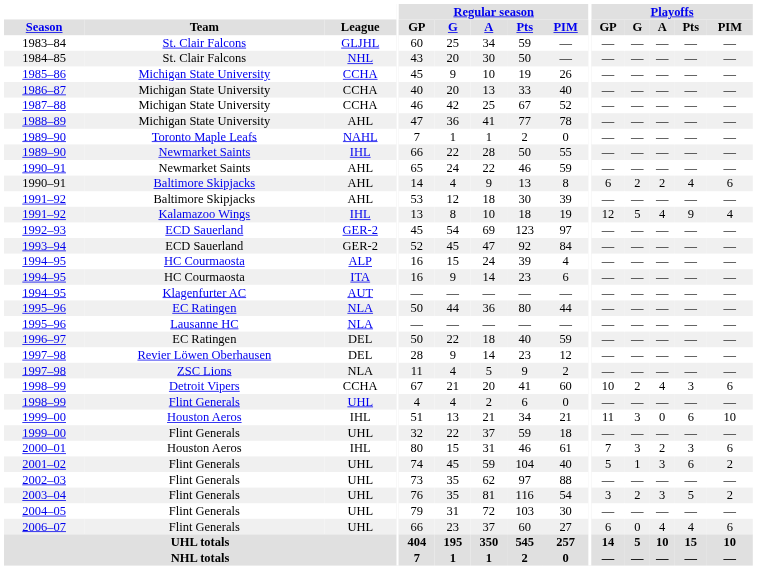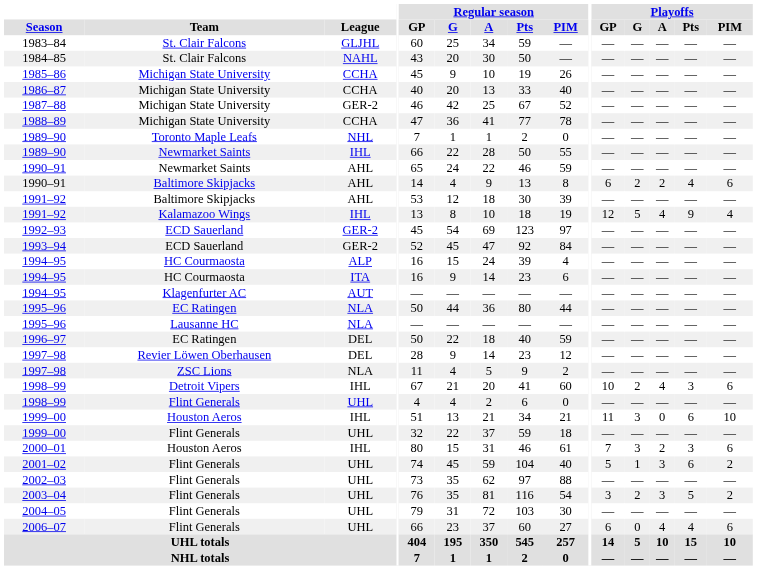(360, 58) NHL -> (360, 58) NAHL
(360, 105) CCHA -> (360, 105) GER-2
(360, 121) AHL -> (360, 121) CCHA
(360, 136) NAHL -> (360, 136) NHL
(360, 386) CCHA -> (360, 386) IHL
